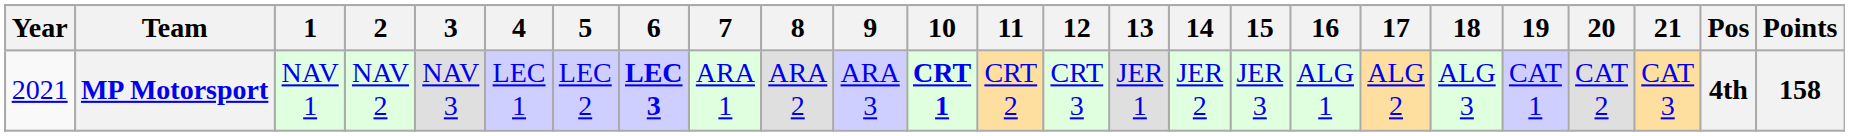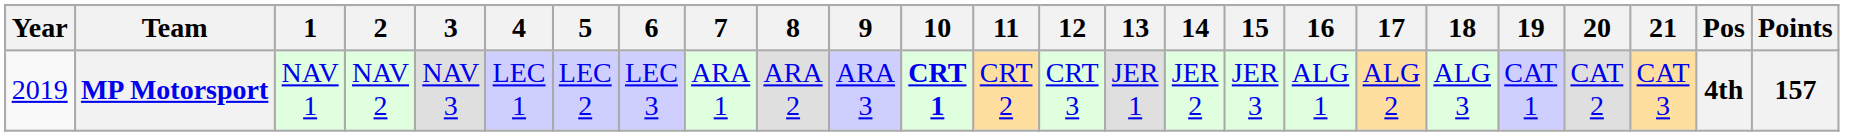(40, 89) 2021 -> (40, 89) 2019
(654, 89) bold -> (651, 89) normal
(1800, 89) 158 -> (1795, 89) 157
